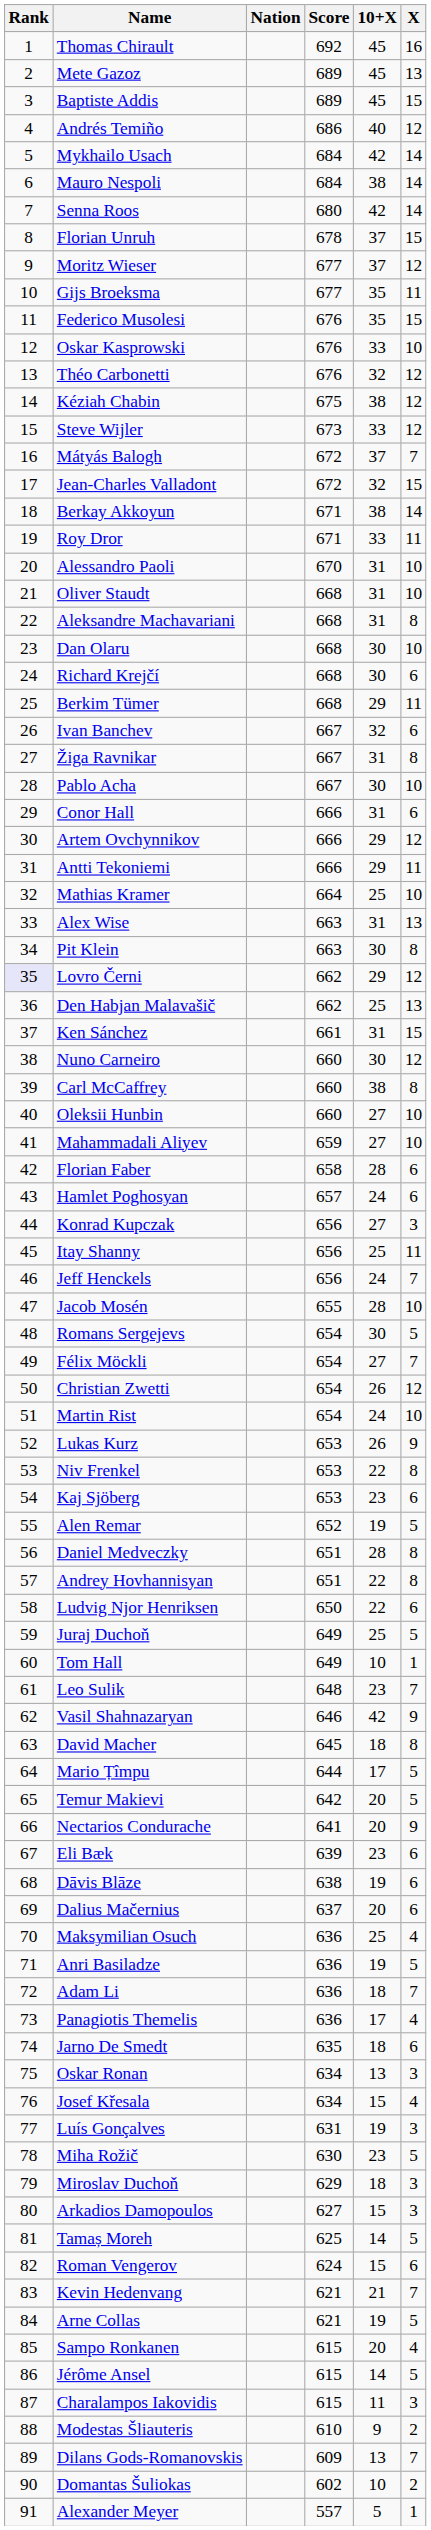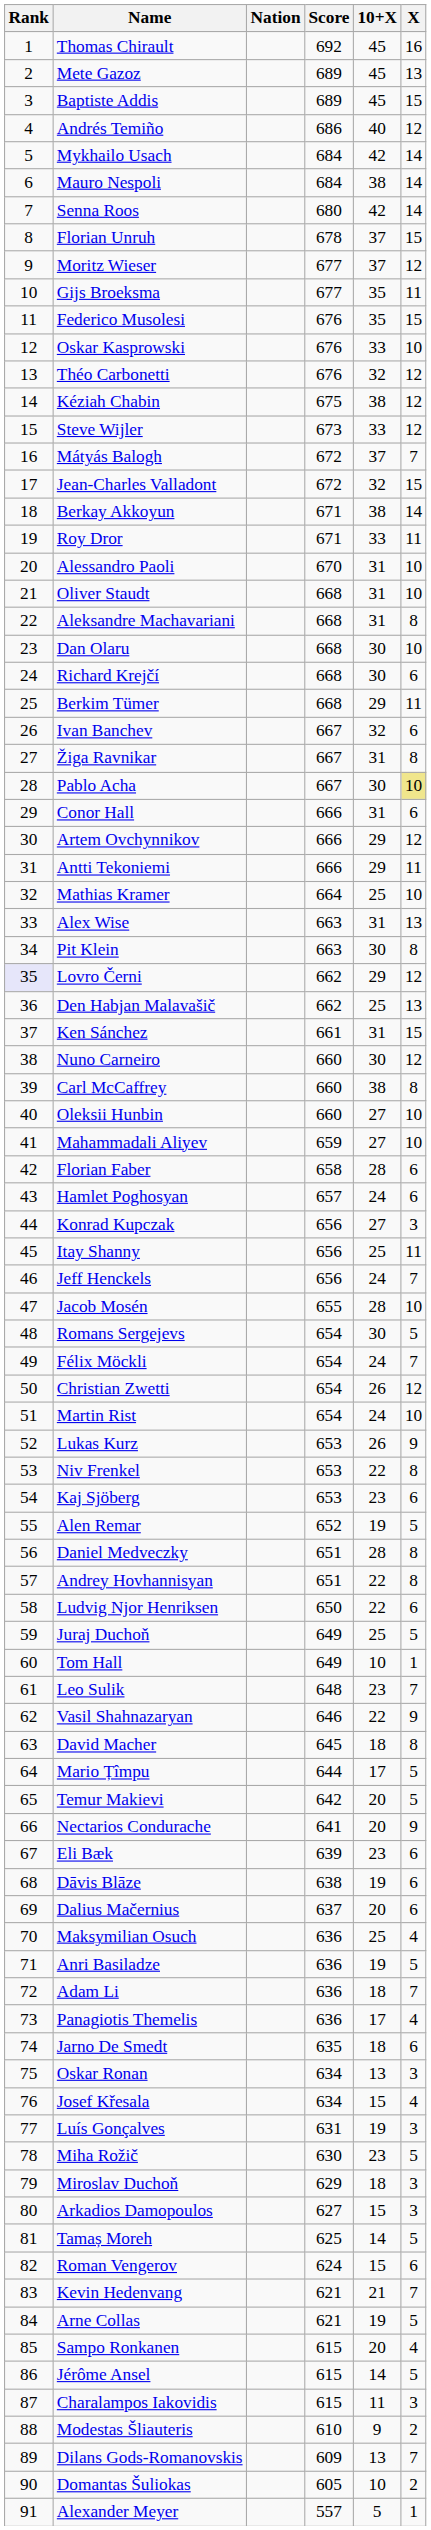(414, 785) no background -> (414, 785) khaki background
(377, 1361) 27 -> (377, 1361) 24
(377, 1717) 42 -> (377, 1717) 22
(329, 2484) 602 -> (329, 2484) 605
